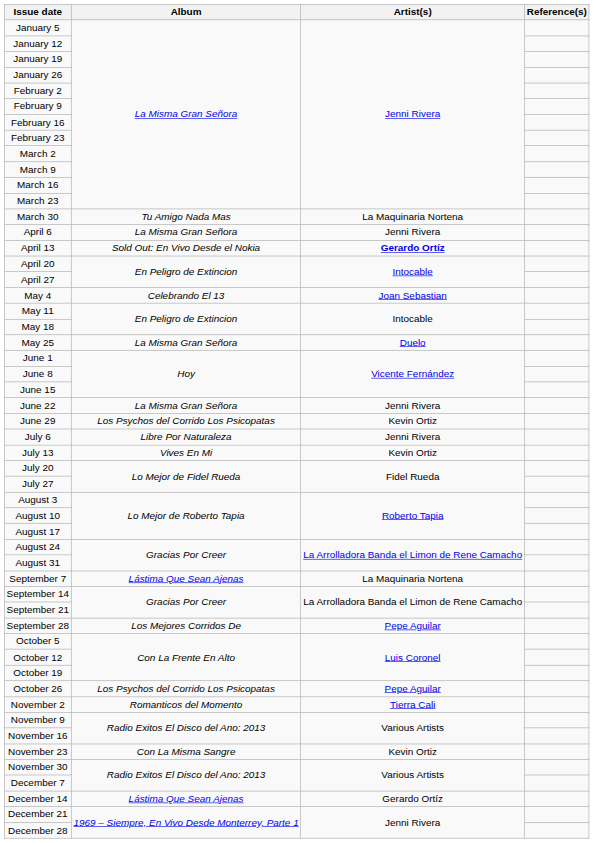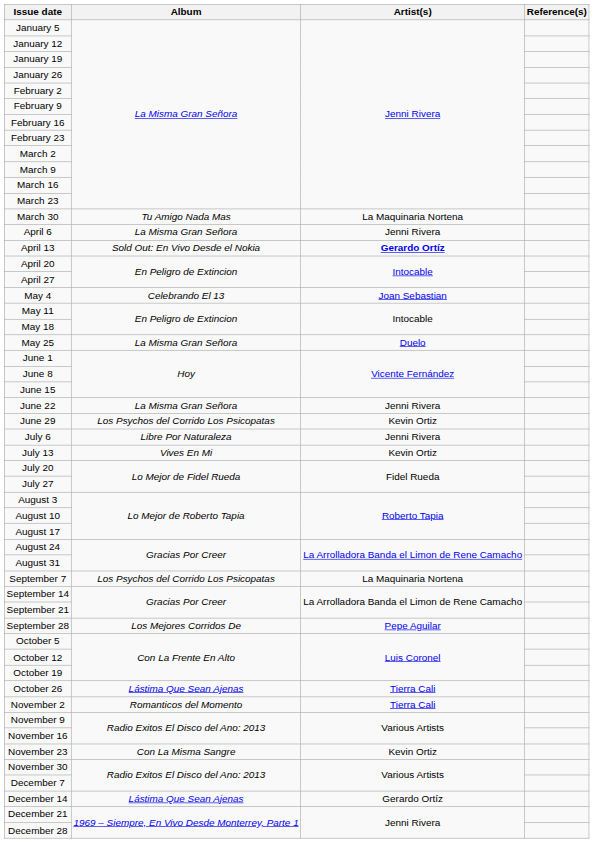(186, 578) Lástima Que Sean Ajenas -> (186, 578) Los Psychos del Corrido Los Psicopatas
(186, 688) Los Psychos del Corrido Los Psicopatas -> (186, 688) Lástima Que Sean Ajenas
(413, 688) Pepe Aguilar -> (413, 688) Tierra Cali
